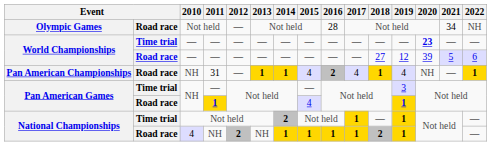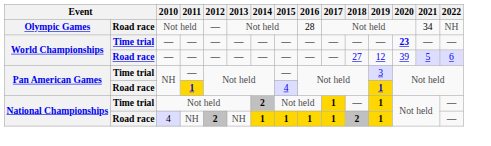- row: (69, 73)
